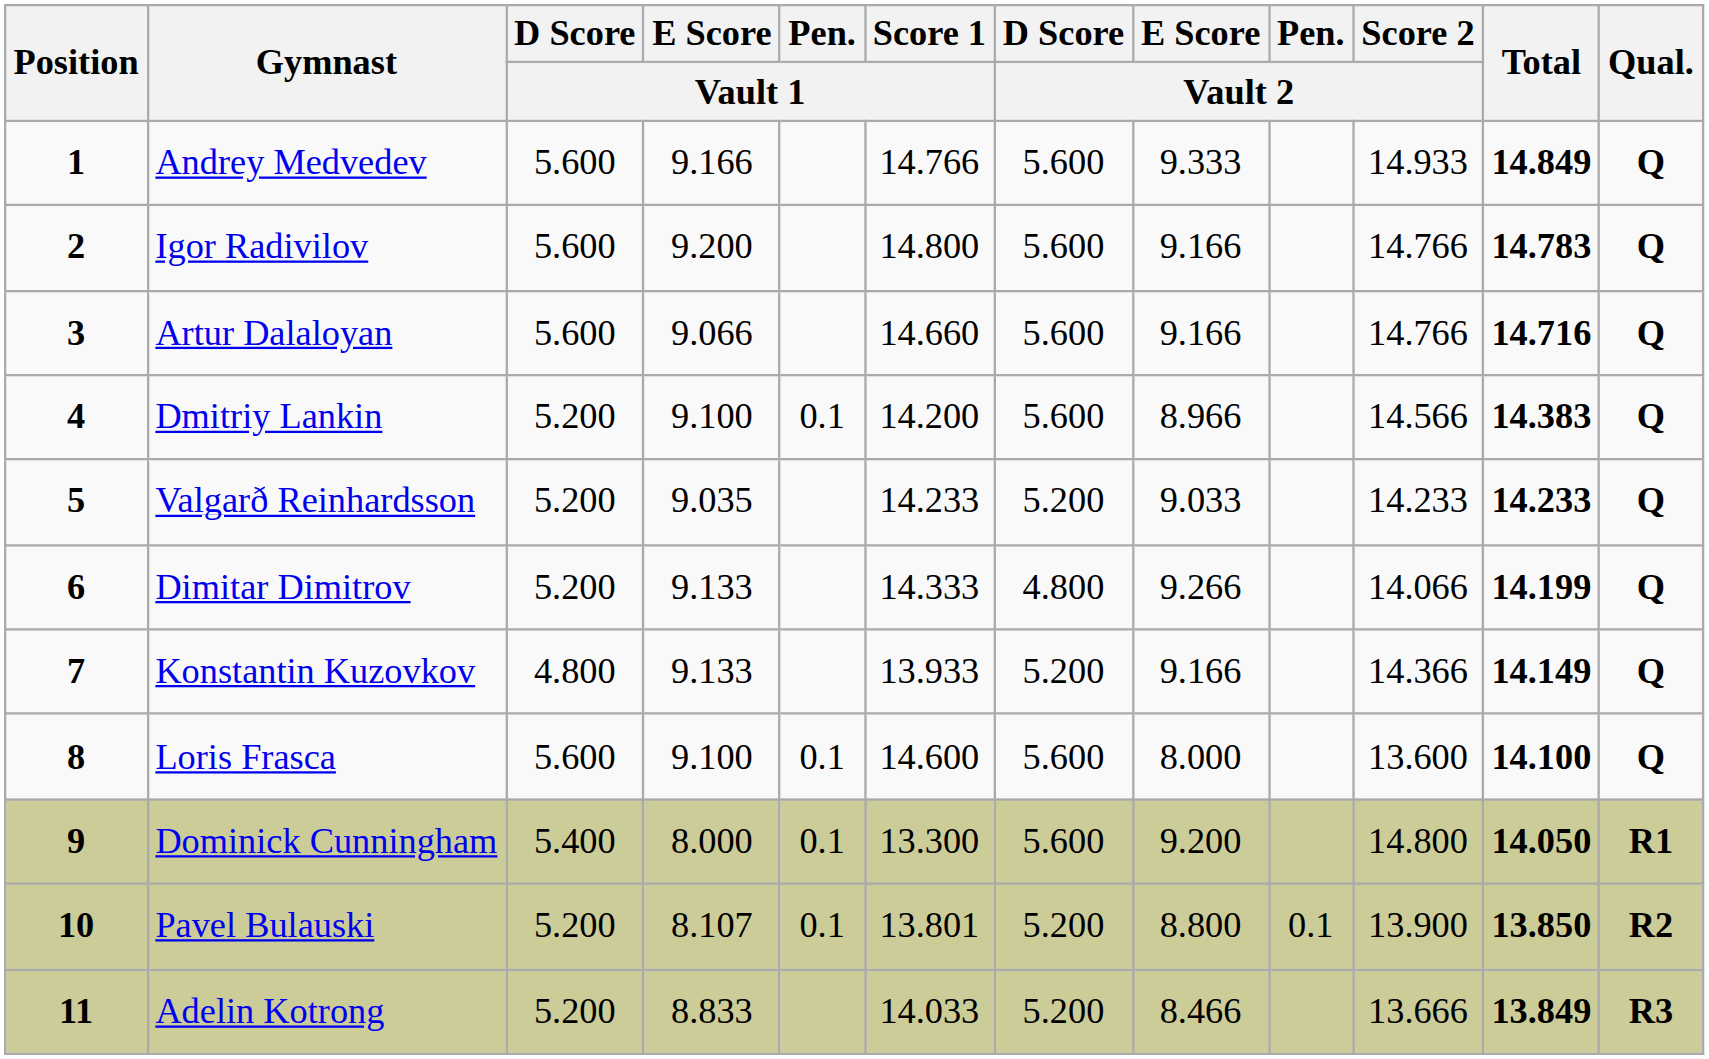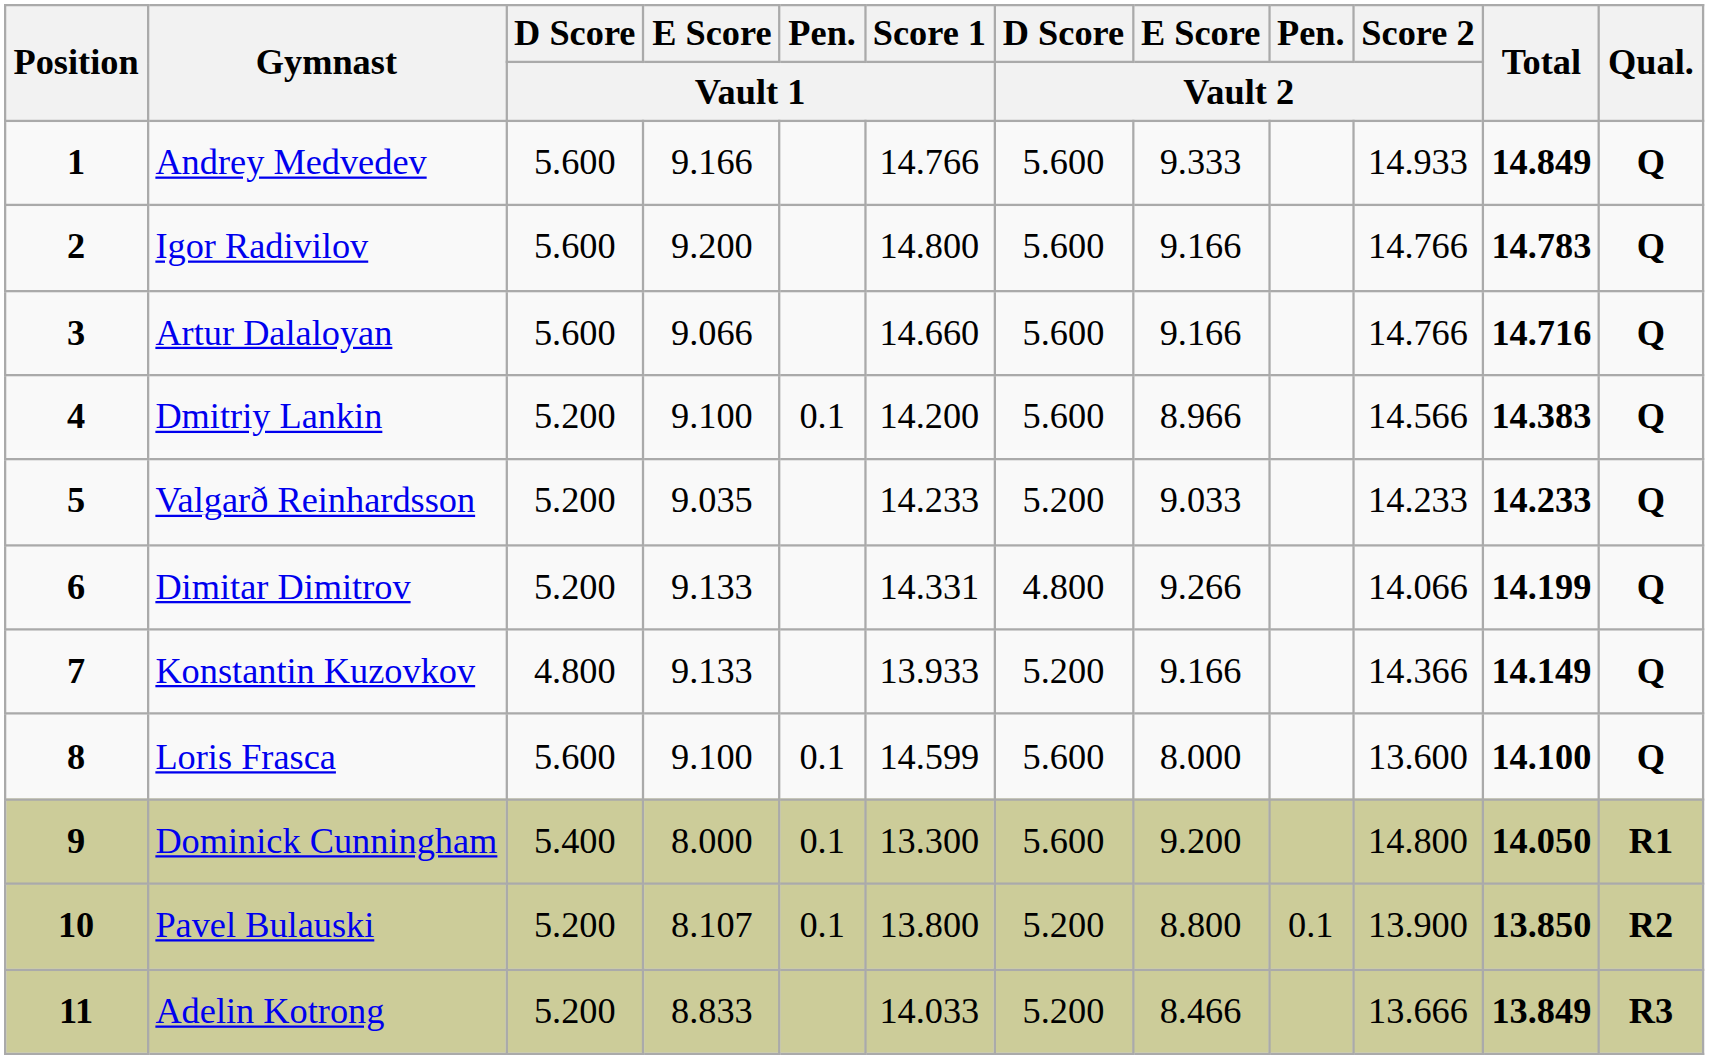(929, 586) 14.333 -> (929, 586) 14.331
(929, 756) 14.600 -> (929, 756) 14.599
(929, 925) 13.801 -> (929, 925) 13.800
